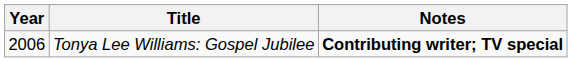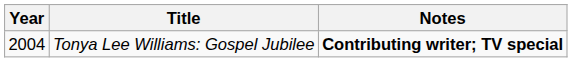(27, 44) 2006 -> (27, 44) 2004
